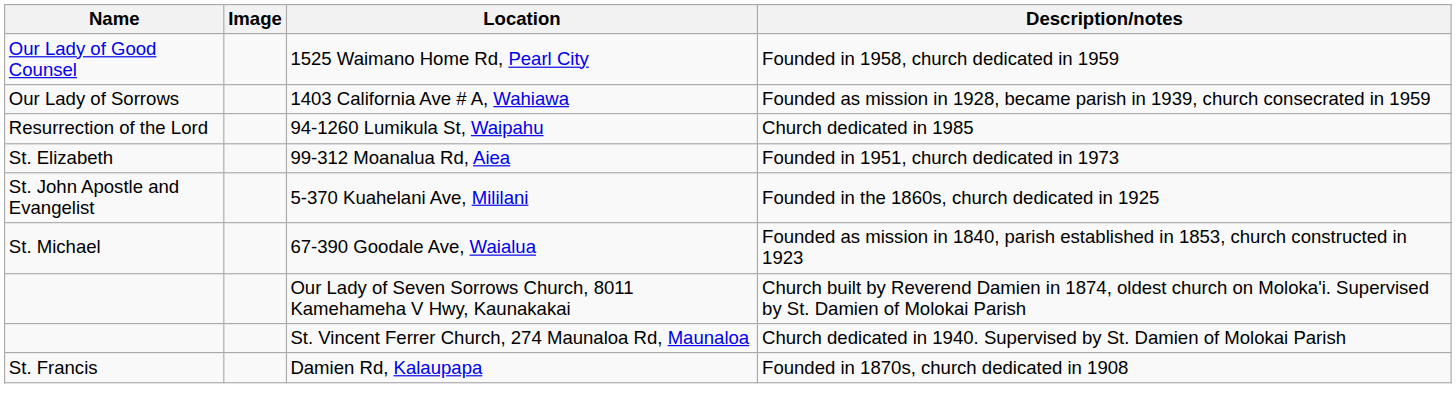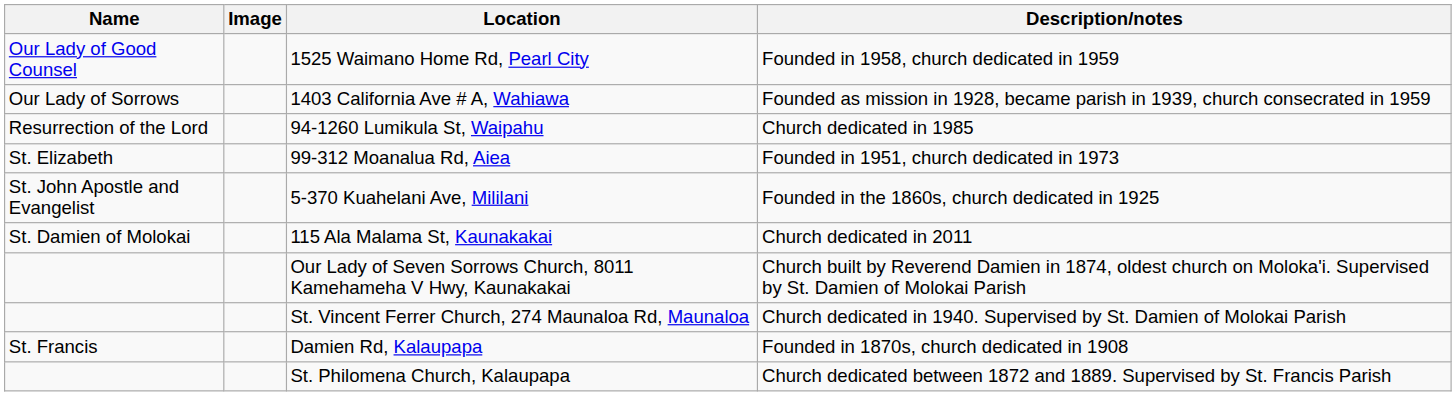- row: (413, 248)
+ row: (421, 237)
+ row: (430, 376)
